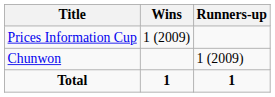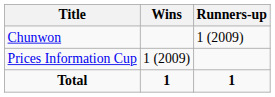rows swapped: (72, 37) <-> (34, 59)
